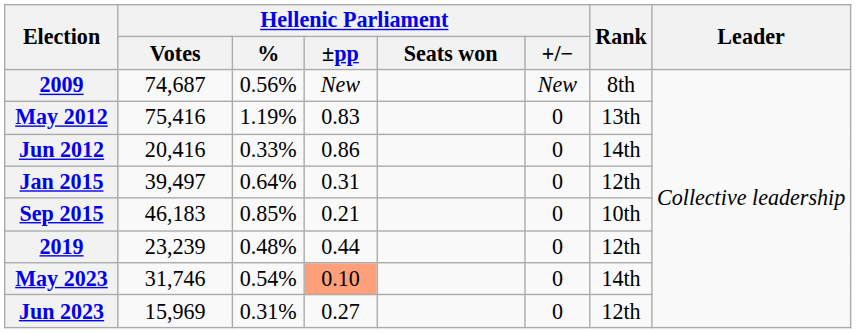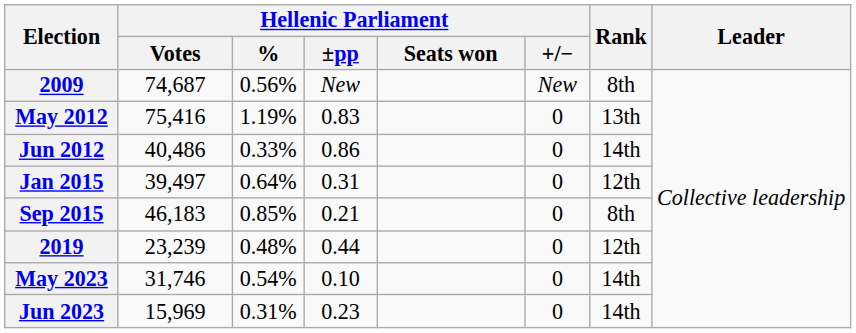(175, 149) 20,416 -> (175, 149) 40,486
(621, 214) 10th -> (621, 214) 8th
(340, 278) lightsalmon background -> (340, 278) no background
(340, 310) 0.27 -> (340, 310) 0.23
(621, 310) 12th -> (621, 310) 14th
